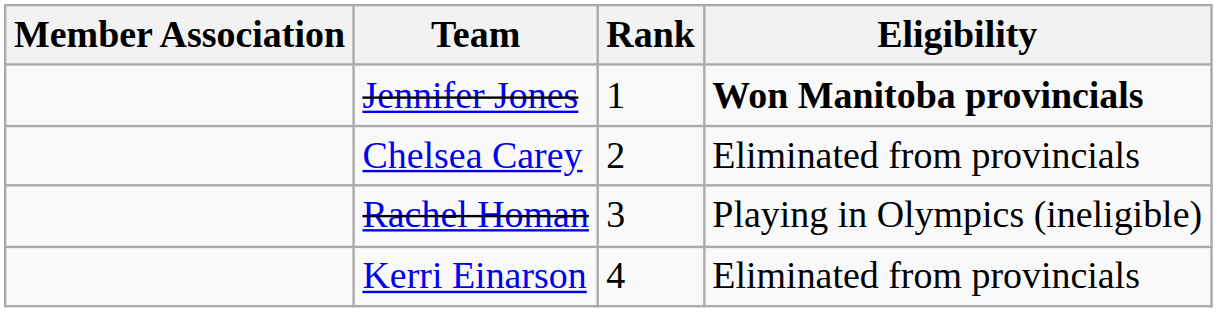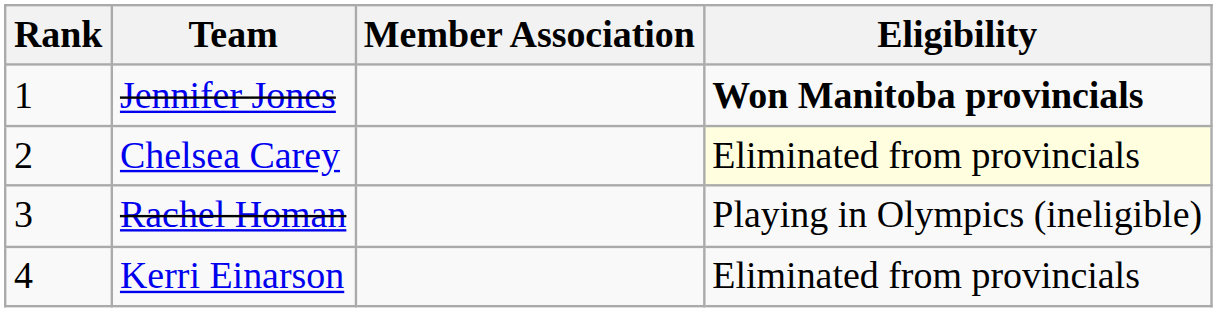columns swapped: (651, 34) <-> (179, 34)
(926, 154) no background -> (926, 154) lightyellow background
